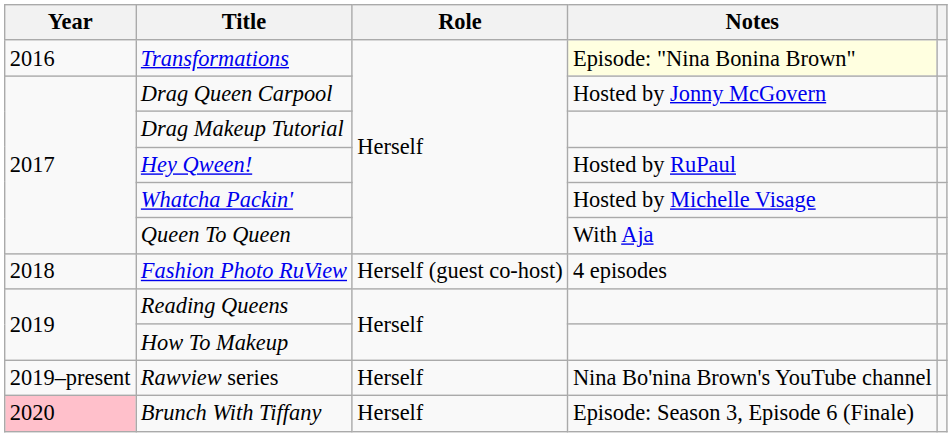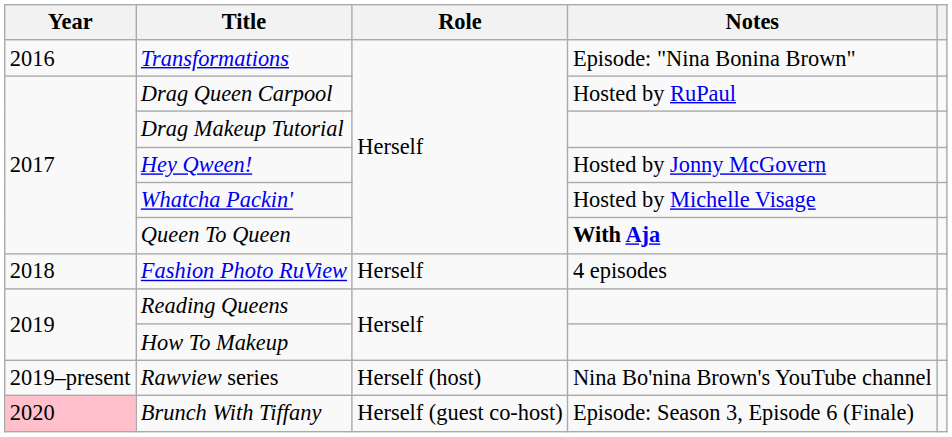(714, 57) lightyellow background -> (714, 57) no background
(700, 93) Hosted by Jonny McGovern -> (654, 93) Hosted by RuPaul
(654, 164) Hosted by RuPaul -> (700, 164) Hosted by Jonny McGovern
(613, 235) normal -> (617, 235) bold
(460, 270) Herself (guest co-host) -> (390, 270) Herself
(390, 377) Herself -> (419, 377) Herself (host)
(390, 413) Herself -> (460, 413) Herself (guest co-host)
